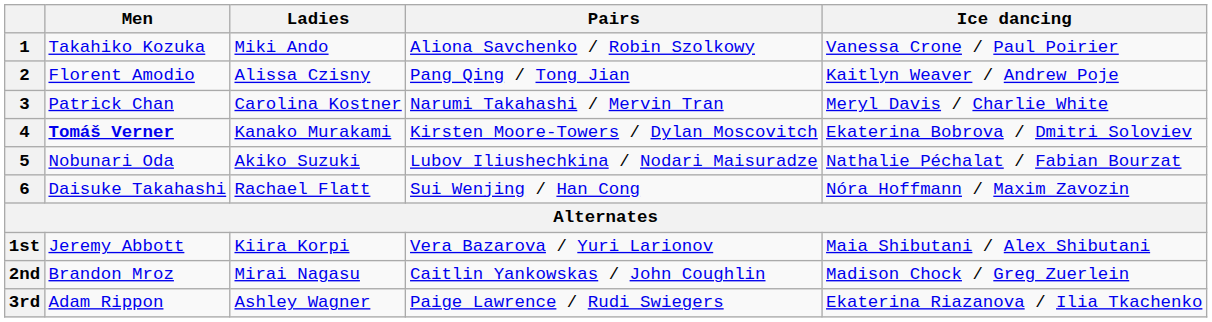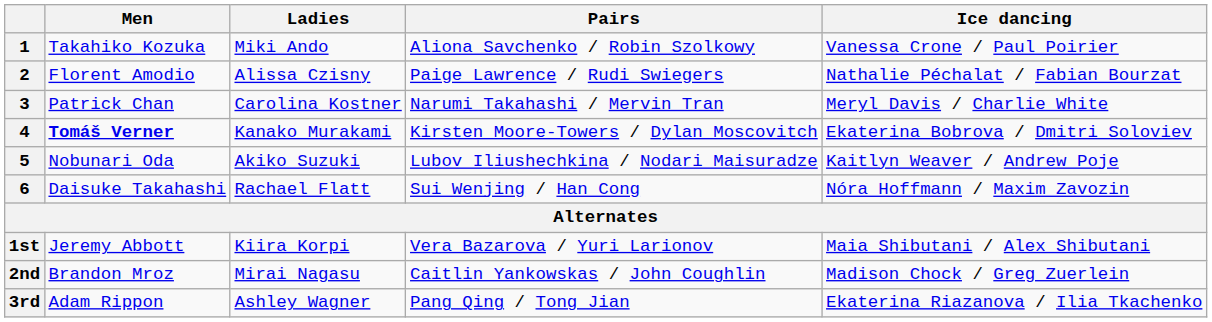(520, 76) Pang Qing / Tong Jian -> (567, 76) Paige Lawrence / Rudi Swiegers
(972, 76) Kaitlyn Weaver / Andrew Poje -> (1004, 76) Nathalie Péchalat / Fabian Bourzat
(1004, 161) Nathalie Péchalat / Fabian Bourzat -> (972, 161) Kaitlyn Weaver / Andrew Poje
(567, 303) Paige Lawrence / Rudi Swiegers -> (520, 303) Pang Qing / Tong Jian
